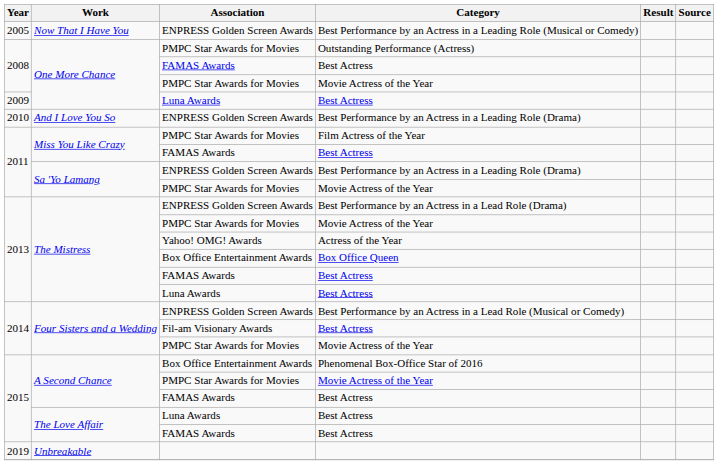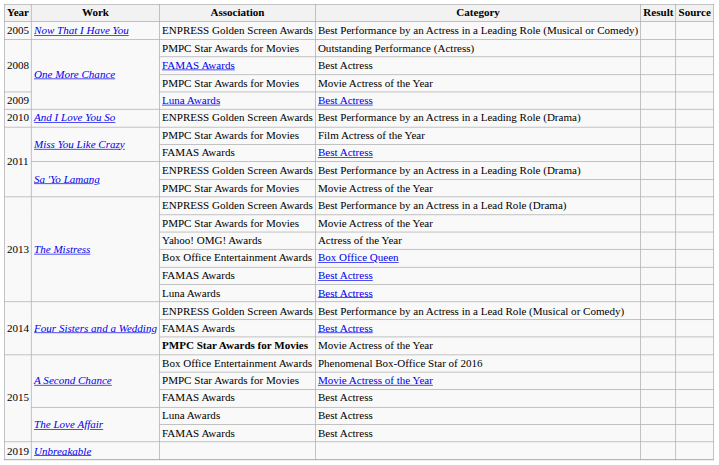(217, 328) Fil-am Visionary Awards -> (198, 328) FAMAS Awards
(231, 345) normal -> (235, 345) bold
